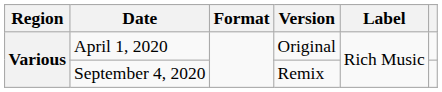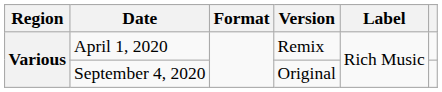(307, 45) Original -> (301, 45) Remix
(301, 73) Remix -> (307, 73) Original
